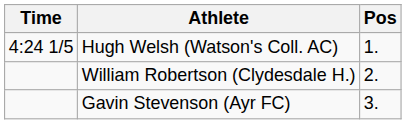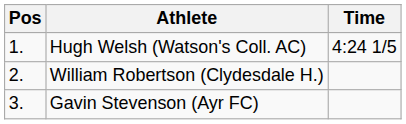columns swapped: (380, 18) <-> (41, 18)
